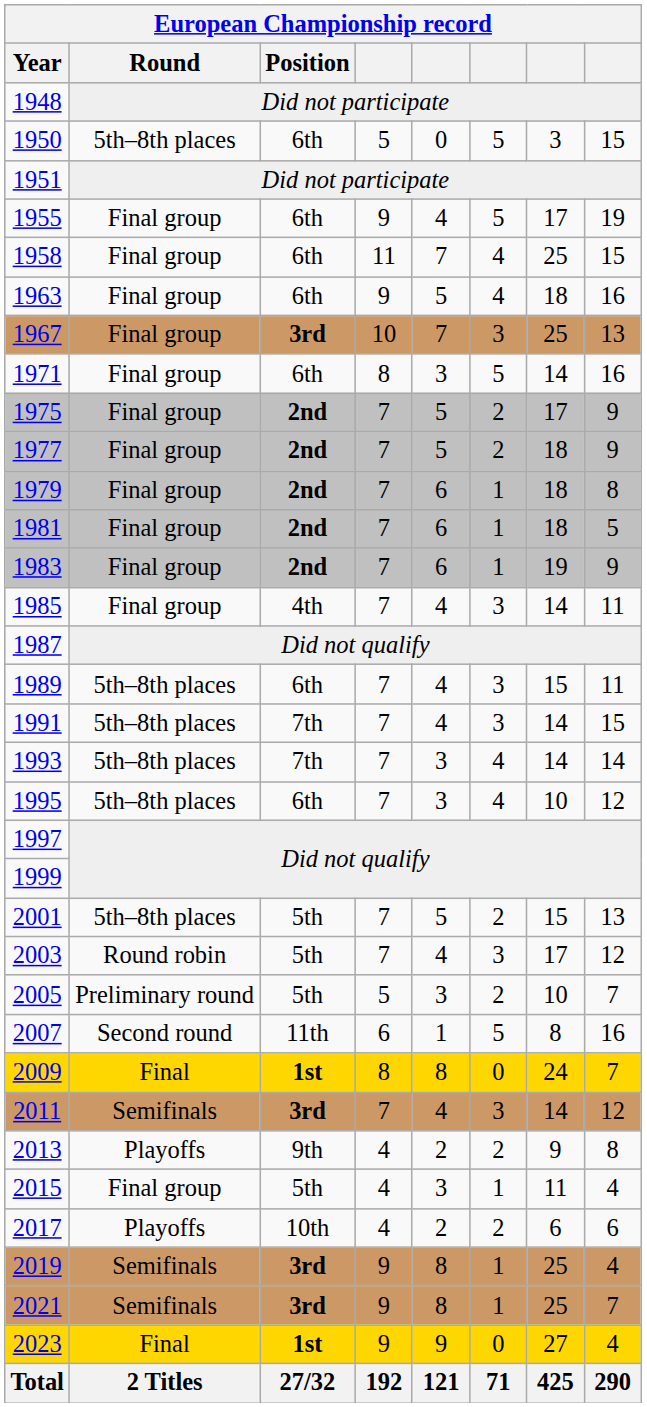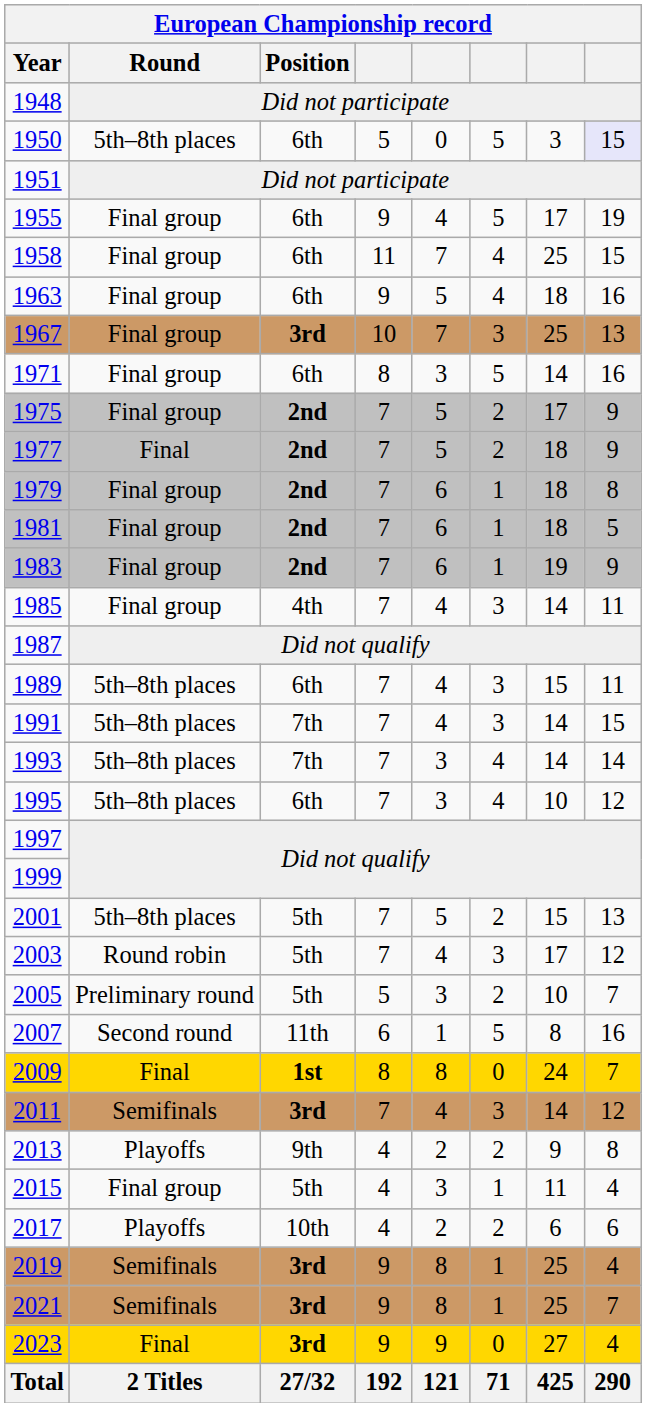(613, 140) no background -> (613, 140) lavender background
(165, 450) Final group -> (165, 450) Final
(307, 1343) 1st -> (307, 1343) 3rd
